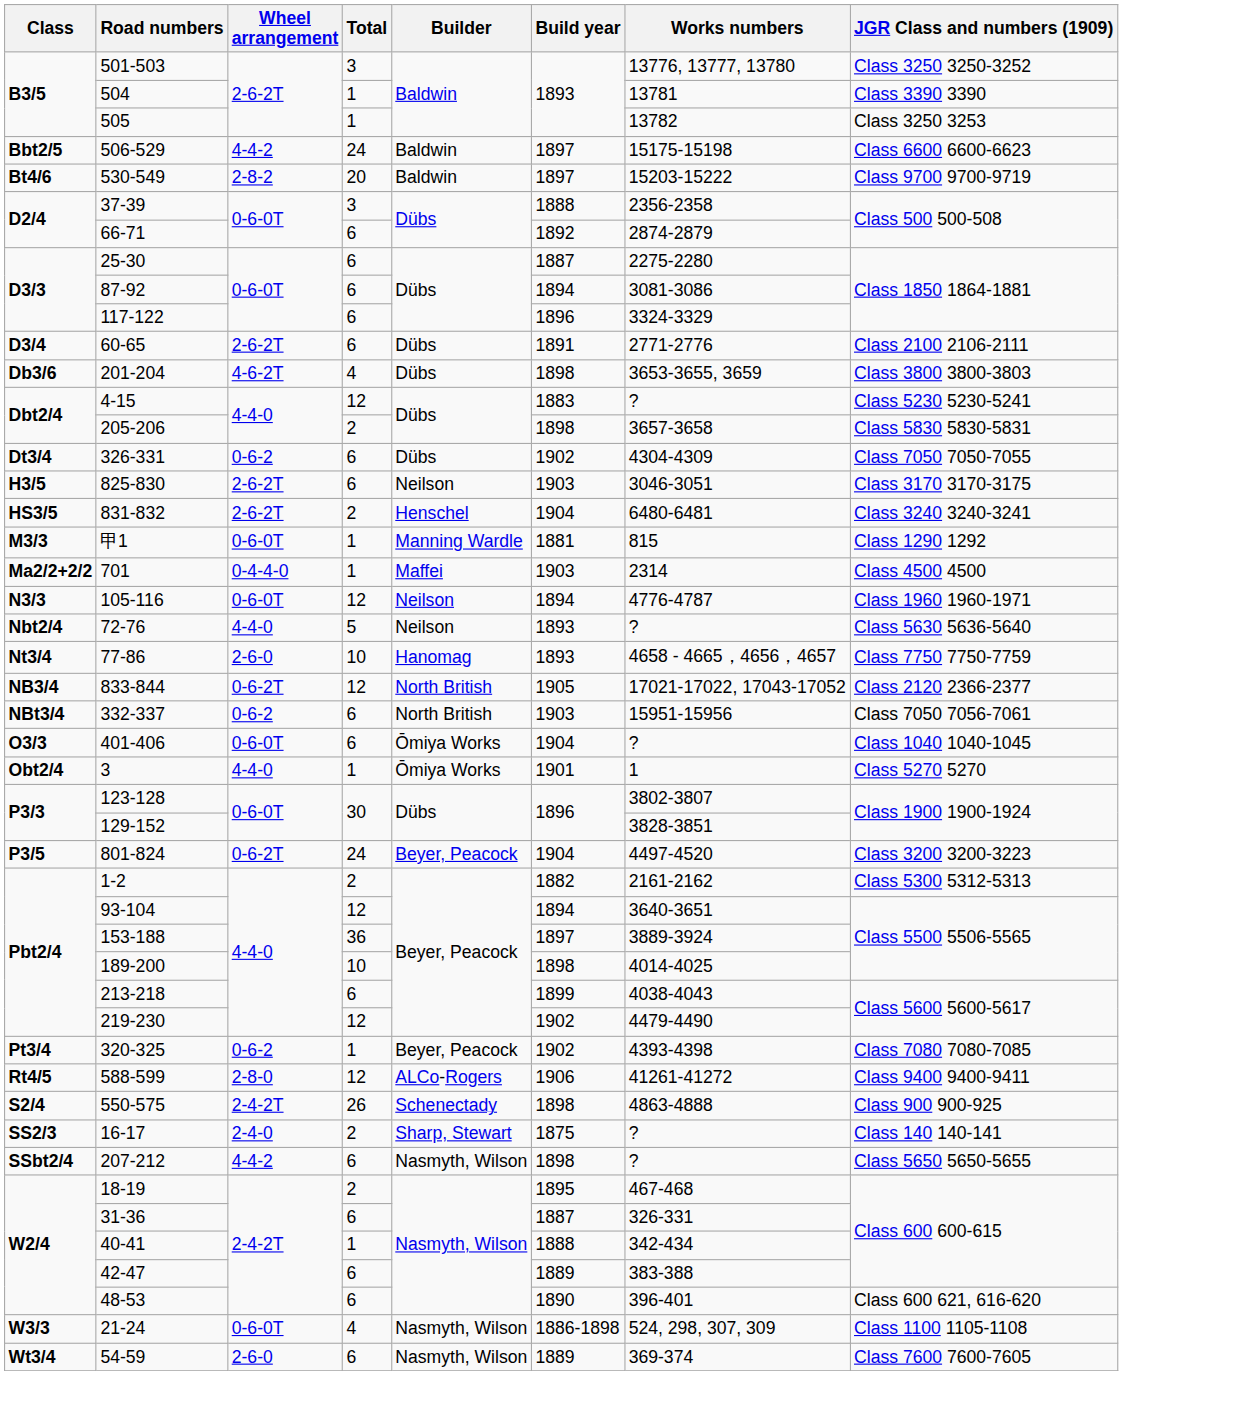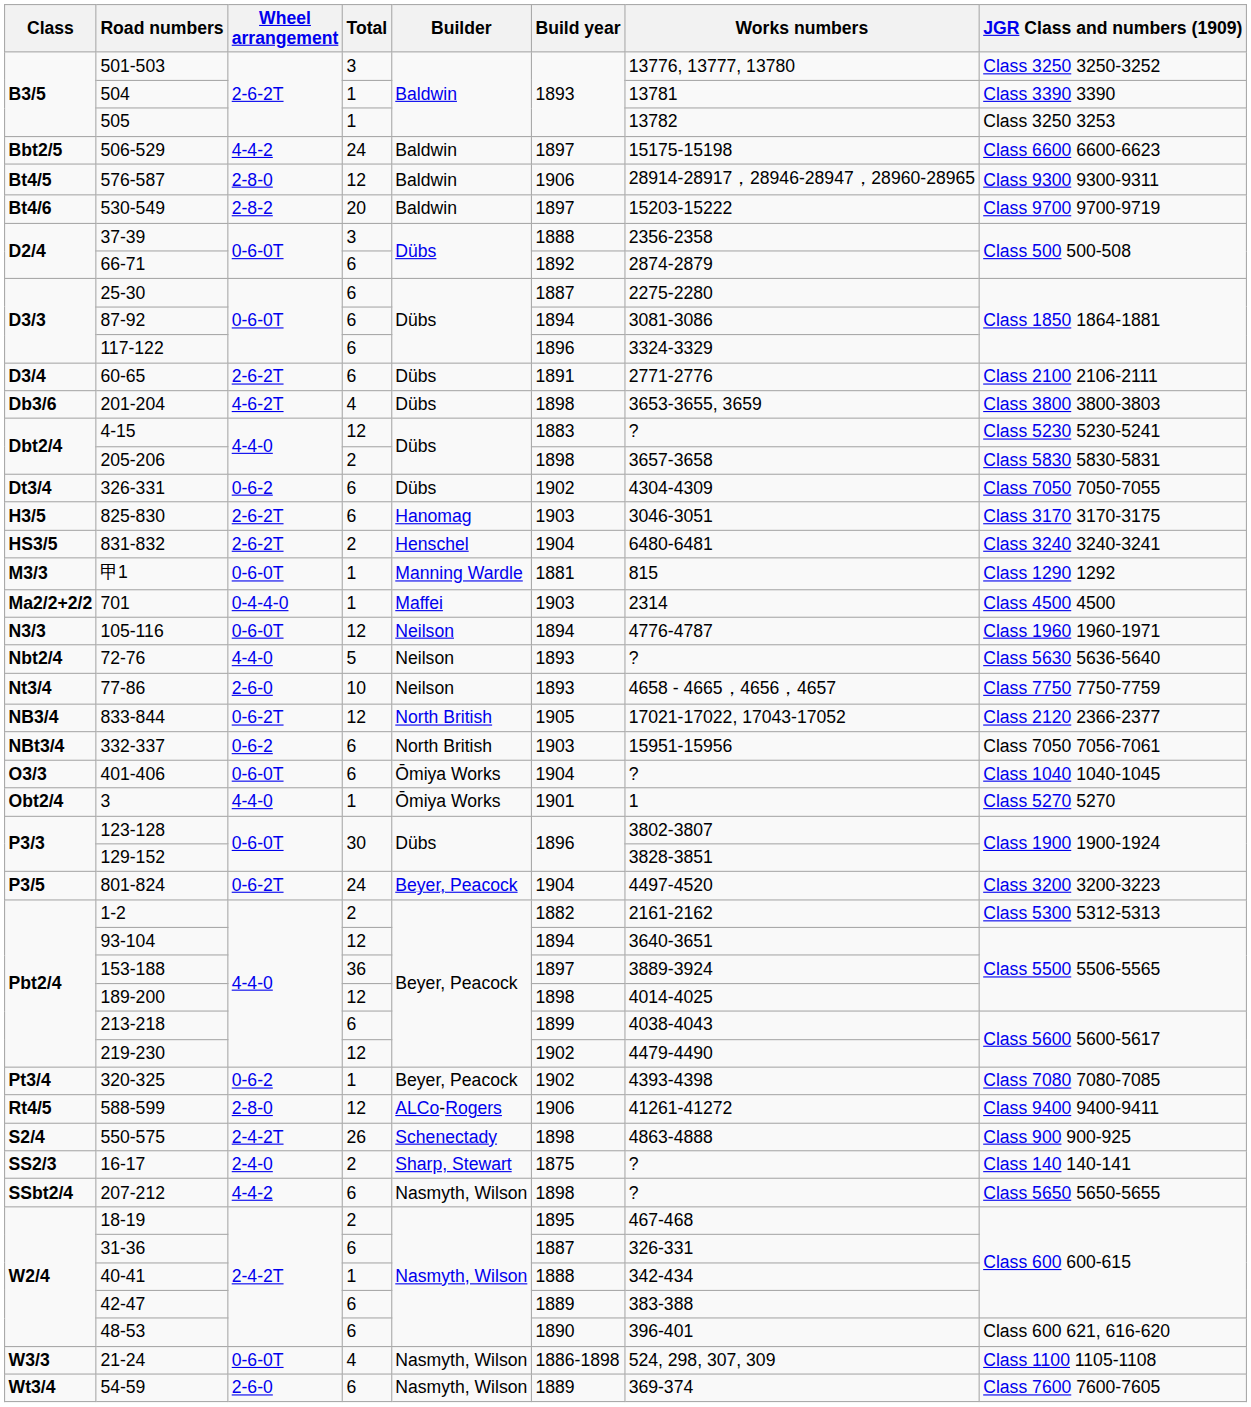+ row: (133, 179)
(425, 484) Neilson -> (433, 516) Hanomag
(433, 657) Hanomag -> (425, 688) Neilson
(356, 965) 10 -> (356, 997) 12
